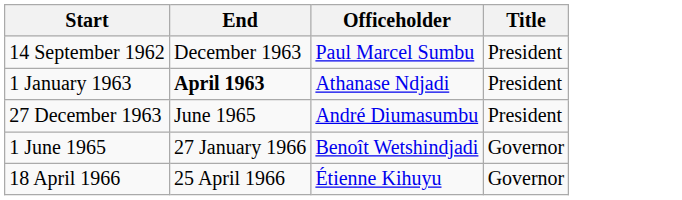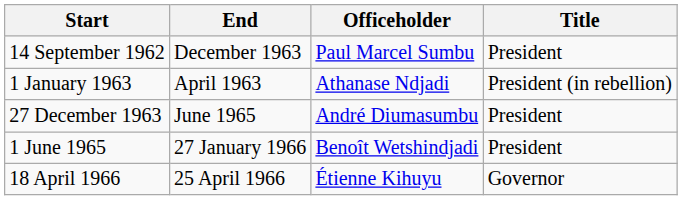(219, 83) bold -> (218, 83) normal
(525, 83) President -> (580, 83) President (in rebellion)
(526, 147) Governor -> (525, 147) President
